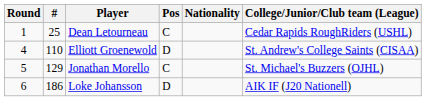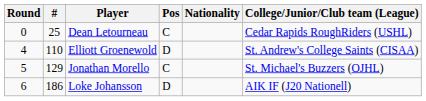(24, 31) 1 -> (24, 31) 0
